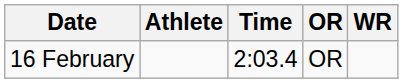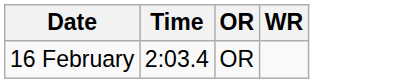- column: (184, 22)
